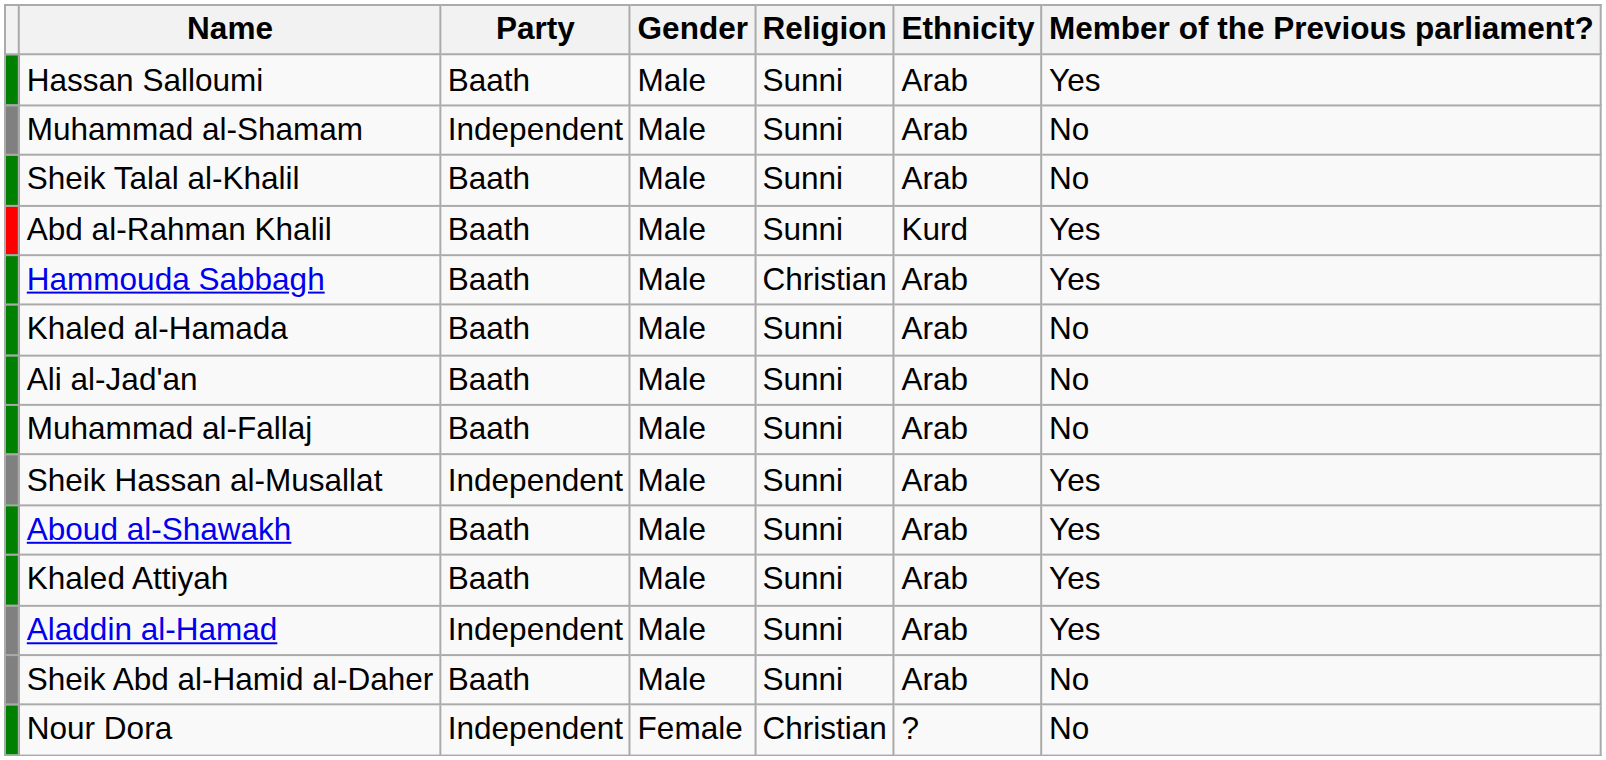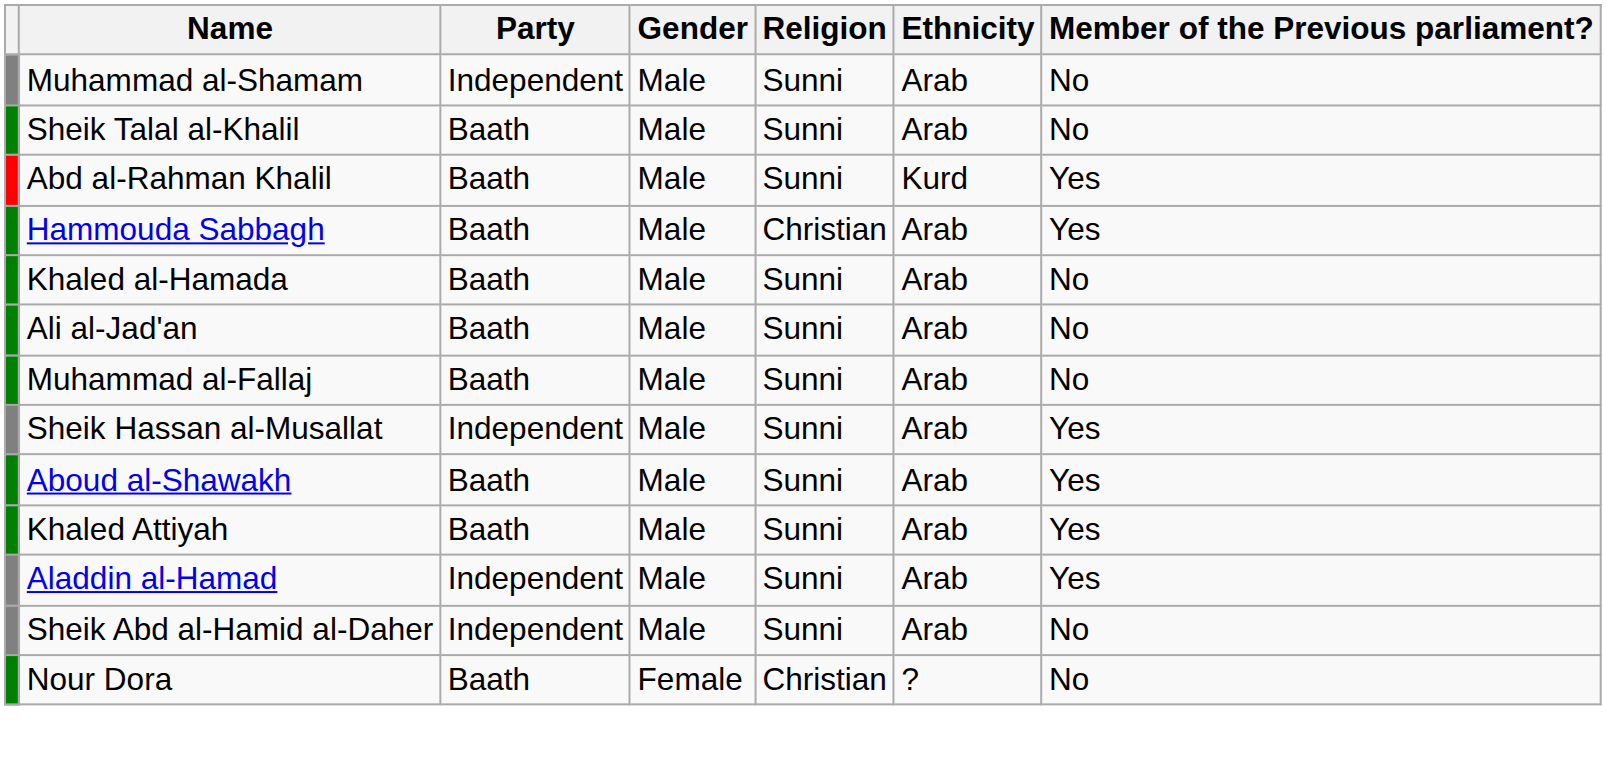- row: (145, 79)
(489, 679) Baath -> (535, 629) Independent
(535, 729) Independent -> (489, 679) Baath
